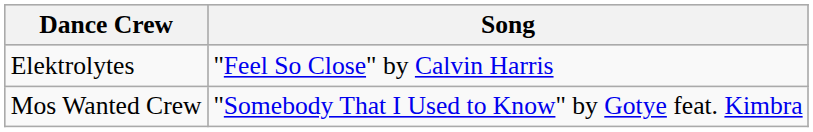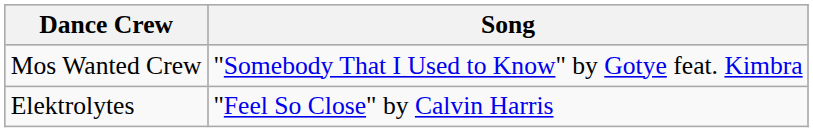rows swapped: (106, 106) <-> (73, 65)
